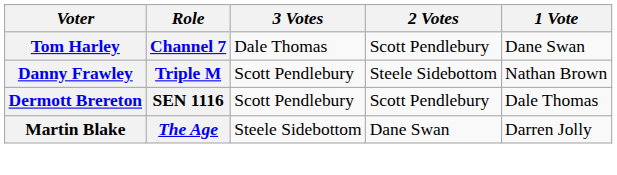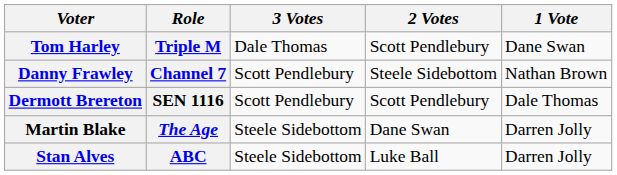(188, 45) Channel 7 -> (188, 45) Triple M
(188, 73) Triple M -> (188, 73) Channel 7
+ row: (75, 156)
